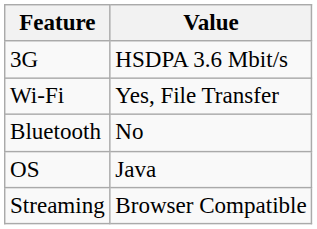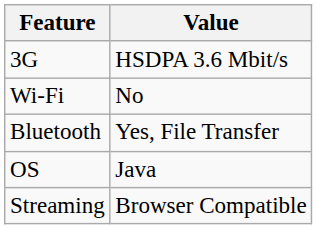(197, 95) Yes, File Transfer -> (129, 95) No
(129, 132) No -> (197, 132) Yes, File Transfer
